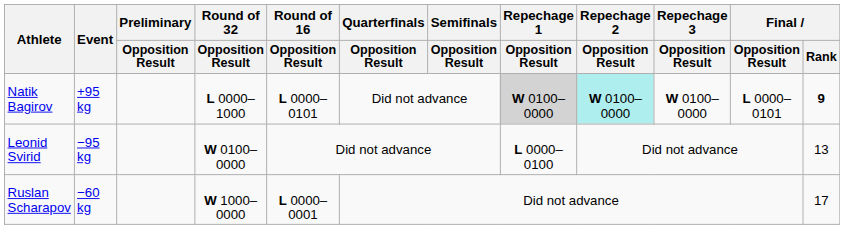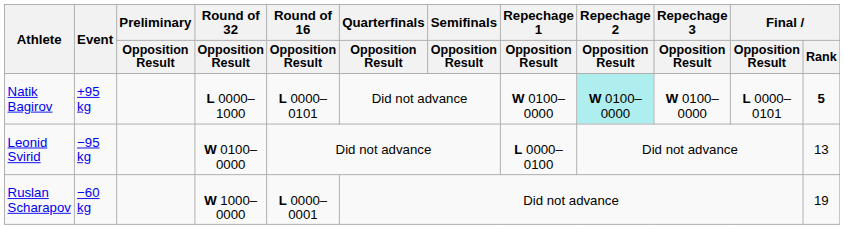(539, 107) lightgrey background -> (539, 107) no background
(821, 99) 9 -> (821, 99) 5
(821, 200) 17 -> (821, 200) 19
